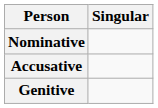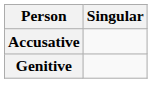- row: (46, 41)
